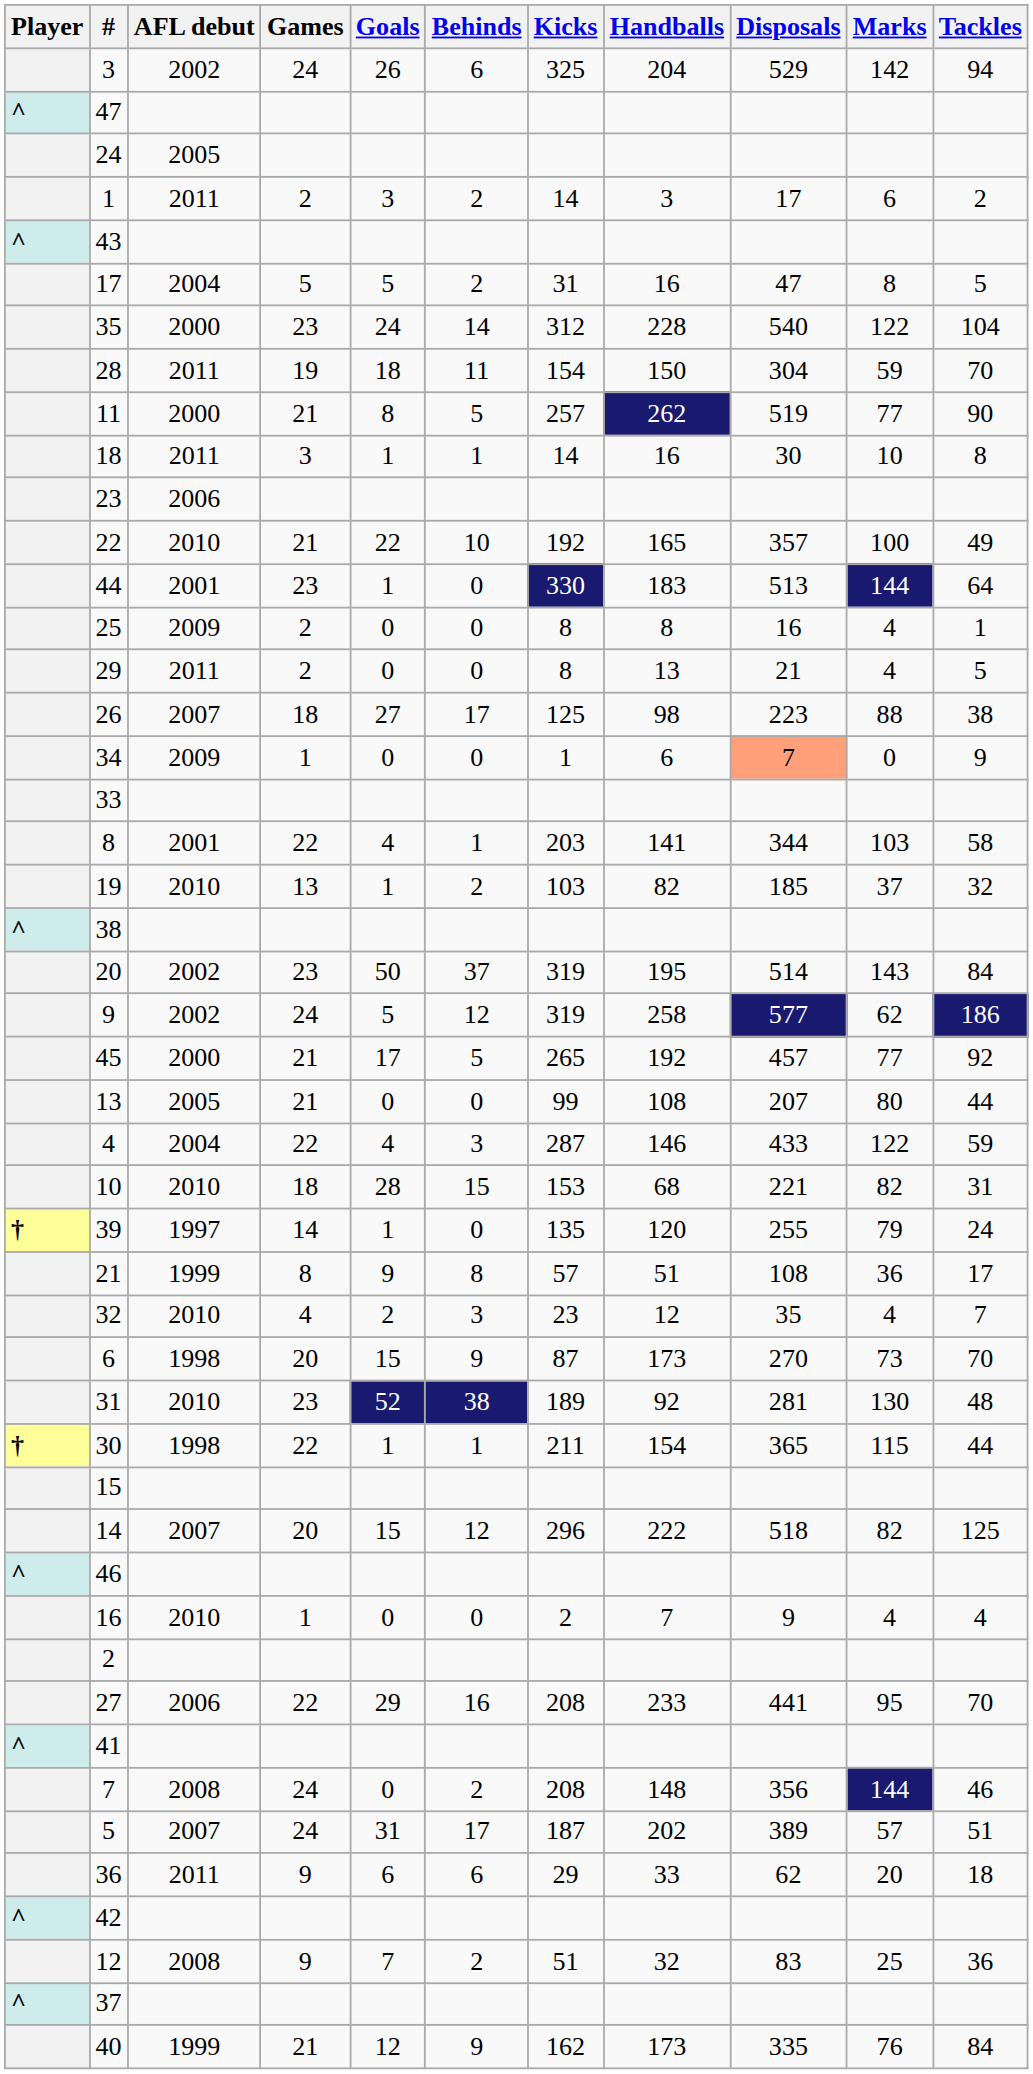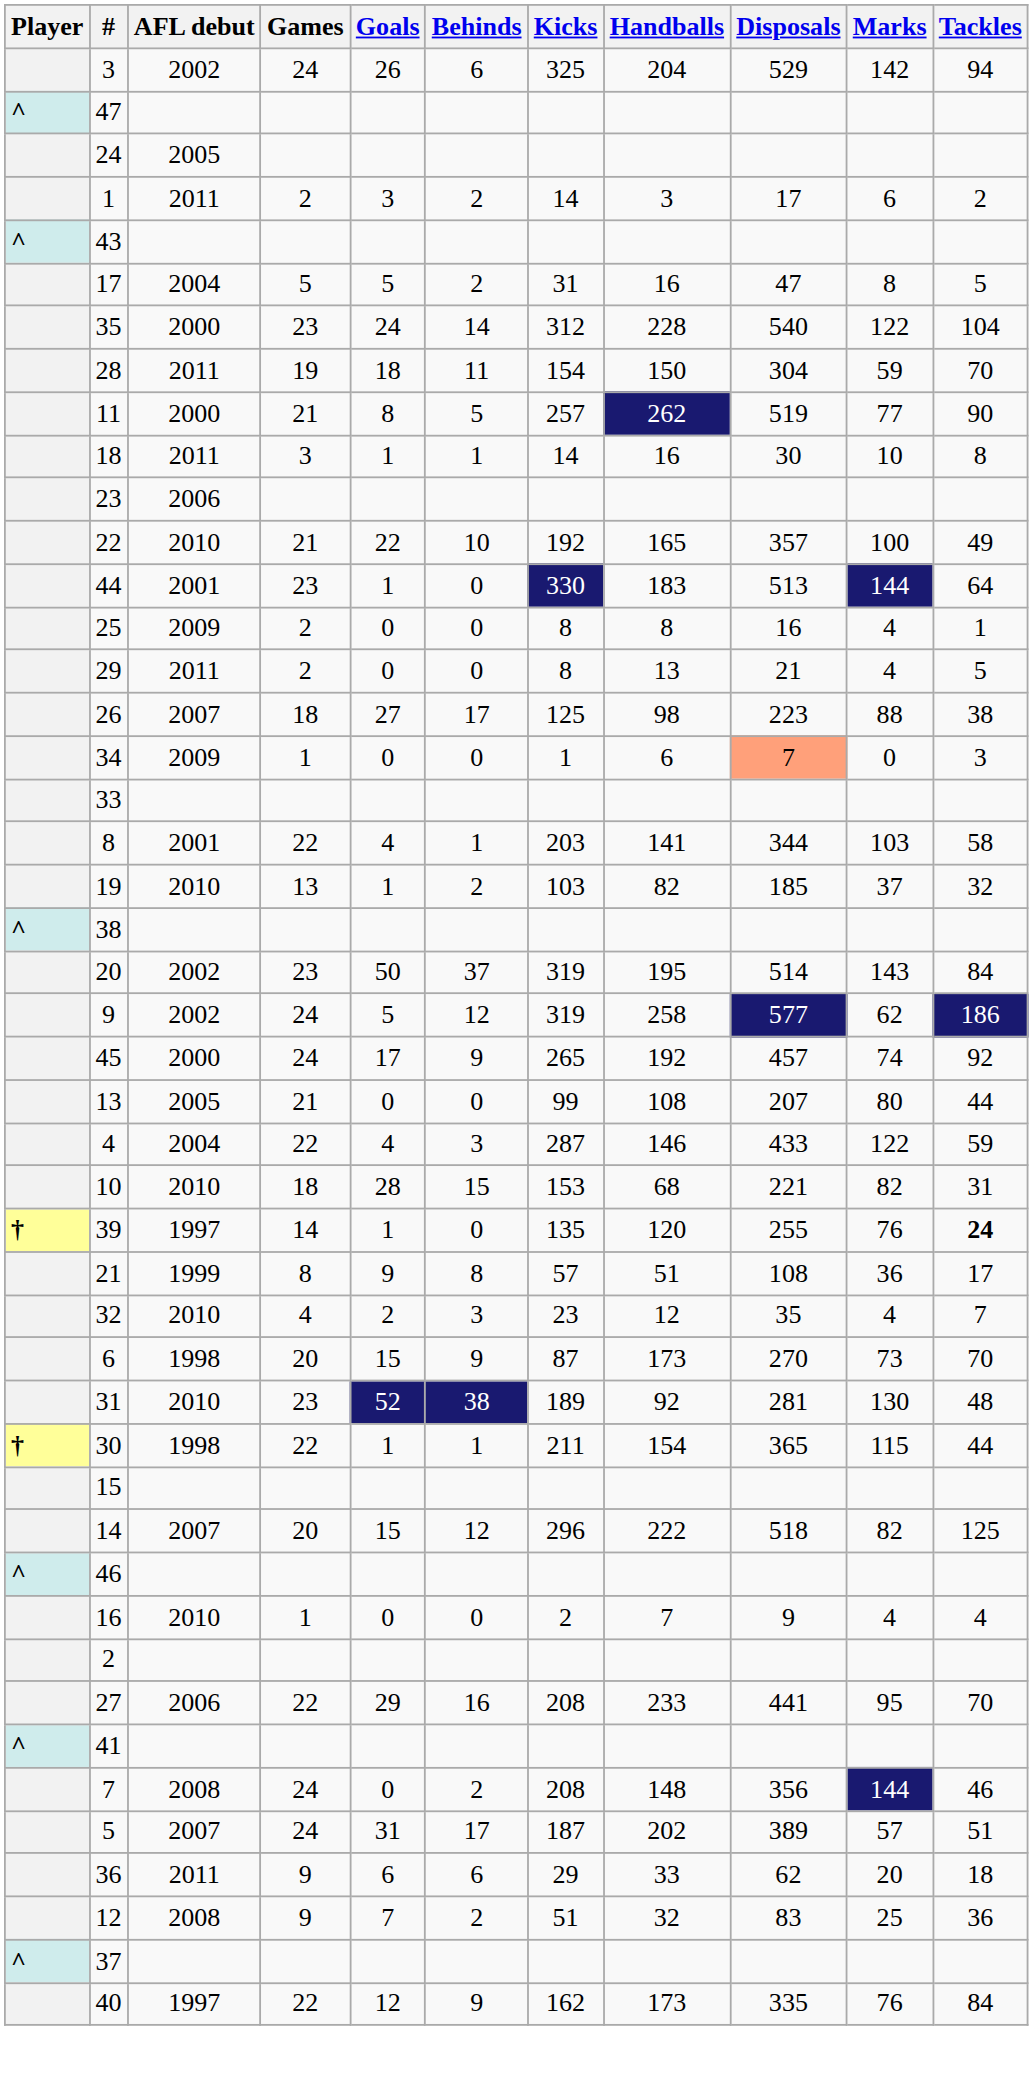(980, 757) 9 -> (980, 757) 3
(305, 1058) 21 -> (305, 1058) 24
(477, 1058) 5 -> (477, 1058) 9
(890, 1058) 77 -> (890, 1058) 74
(890, 1230) 79 -> (890, 1230) 76
(980, 1230) normal -> (980, 1230) bold
- row: (109, 1917)
(194, 2046) 1999 -> (194, 2003) 1997
(305, 2046) 21 -> (305, 2003) 22
